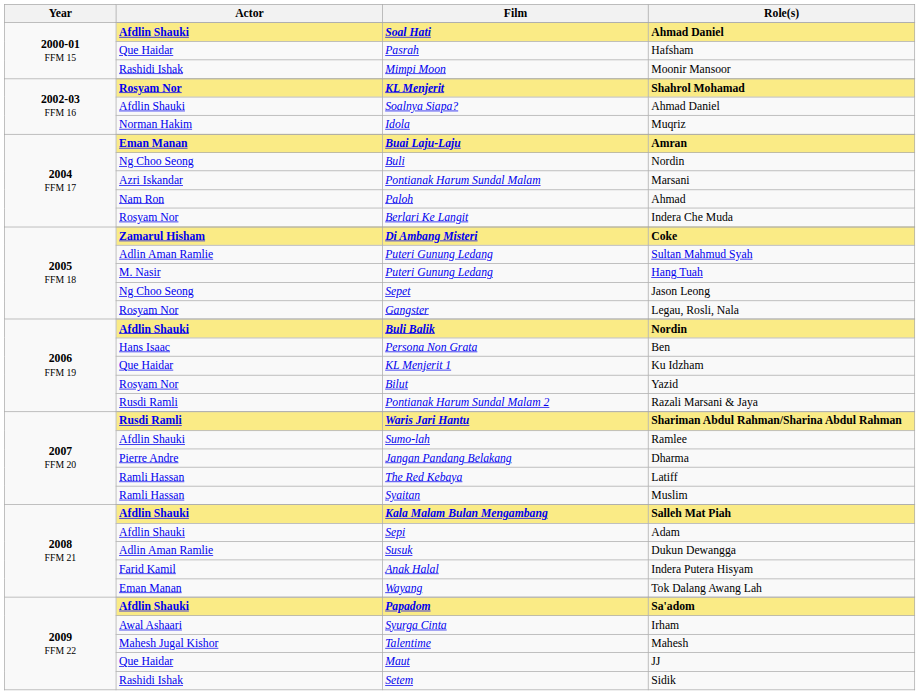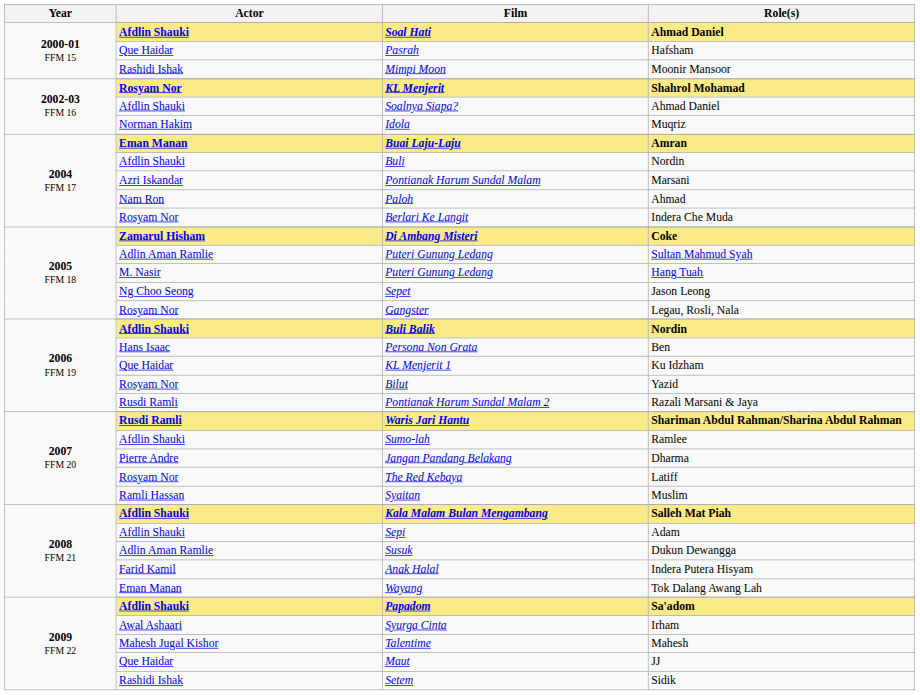(156, 161) Ng Choo Seong -> (152, 161) Afdlin Shauki
(152, 476) Ramli Hassan -> (149, 476) Rosyam Nor
